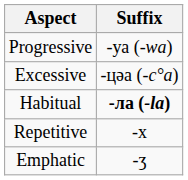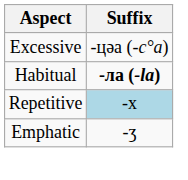- row: (50, 47)
(140, 132) no background -> (130, 103) lightblue background
